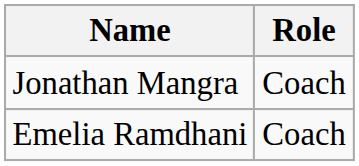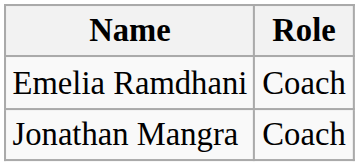rows swapped: (130, 133) <-> (125, 82)
